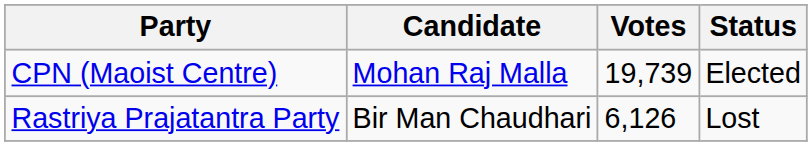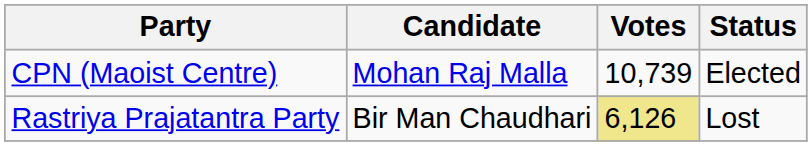(648, 72) 19,739 -> (648, 72) 10,739
(640, 118) no background -> (640, 118) khaki background
